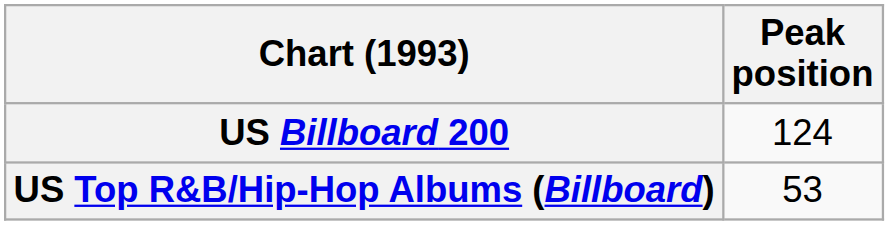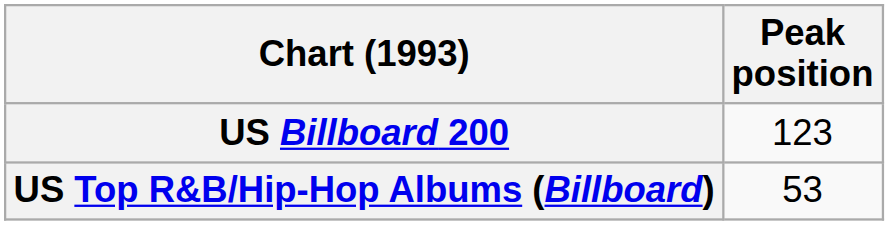(802, 132) 124 -> (802, 132) 123
